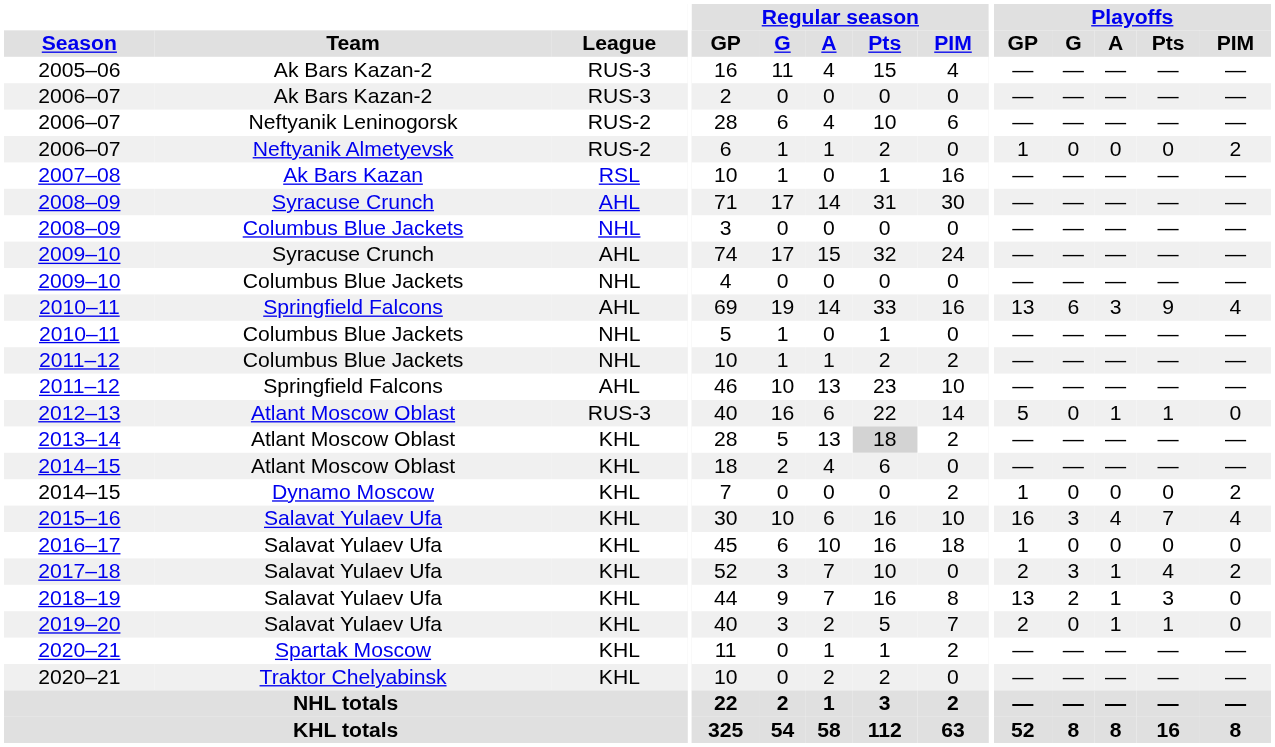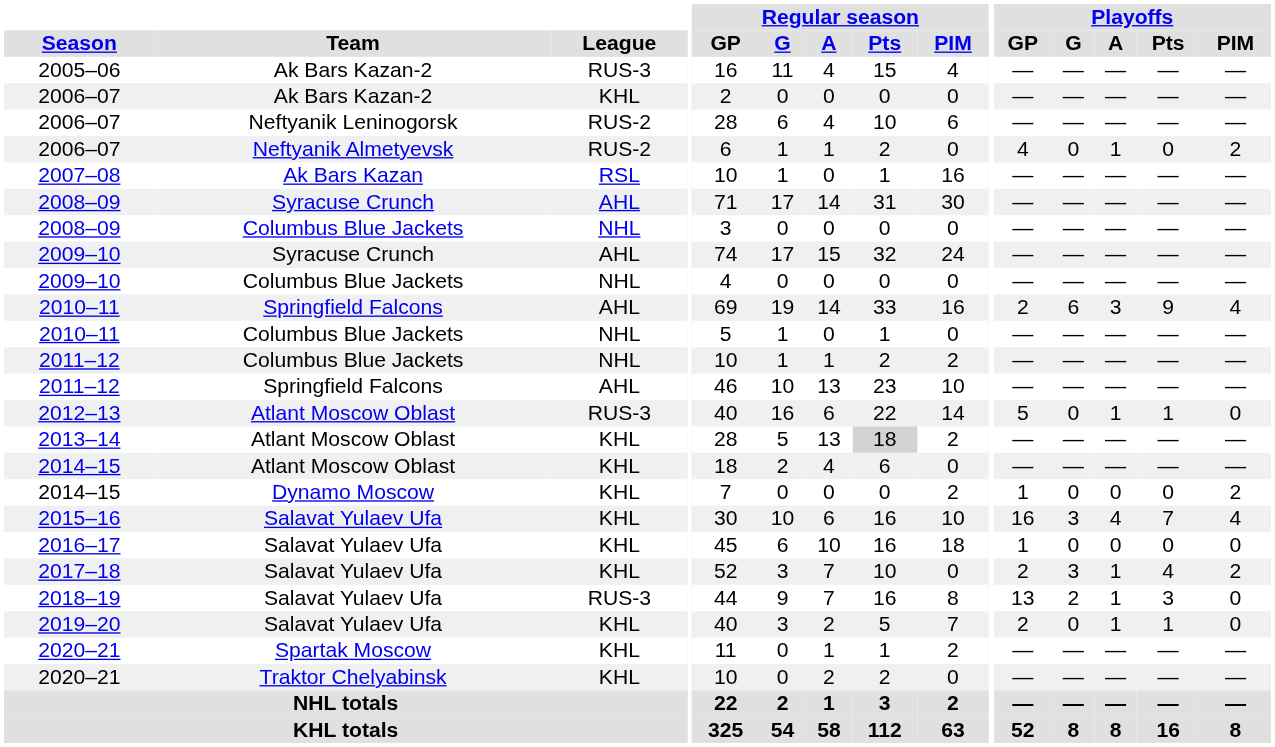(619, 96) RUS-3 -> (619, 96) KHL
(1023, 149) 1 -> (1023, 149) 4
(1116, 149) 0 -> (1116, 149) 1
(1023, 307) 13 -> (1023, 307) 2
(619, 597) KHL -> (619, 597) RUS-3
